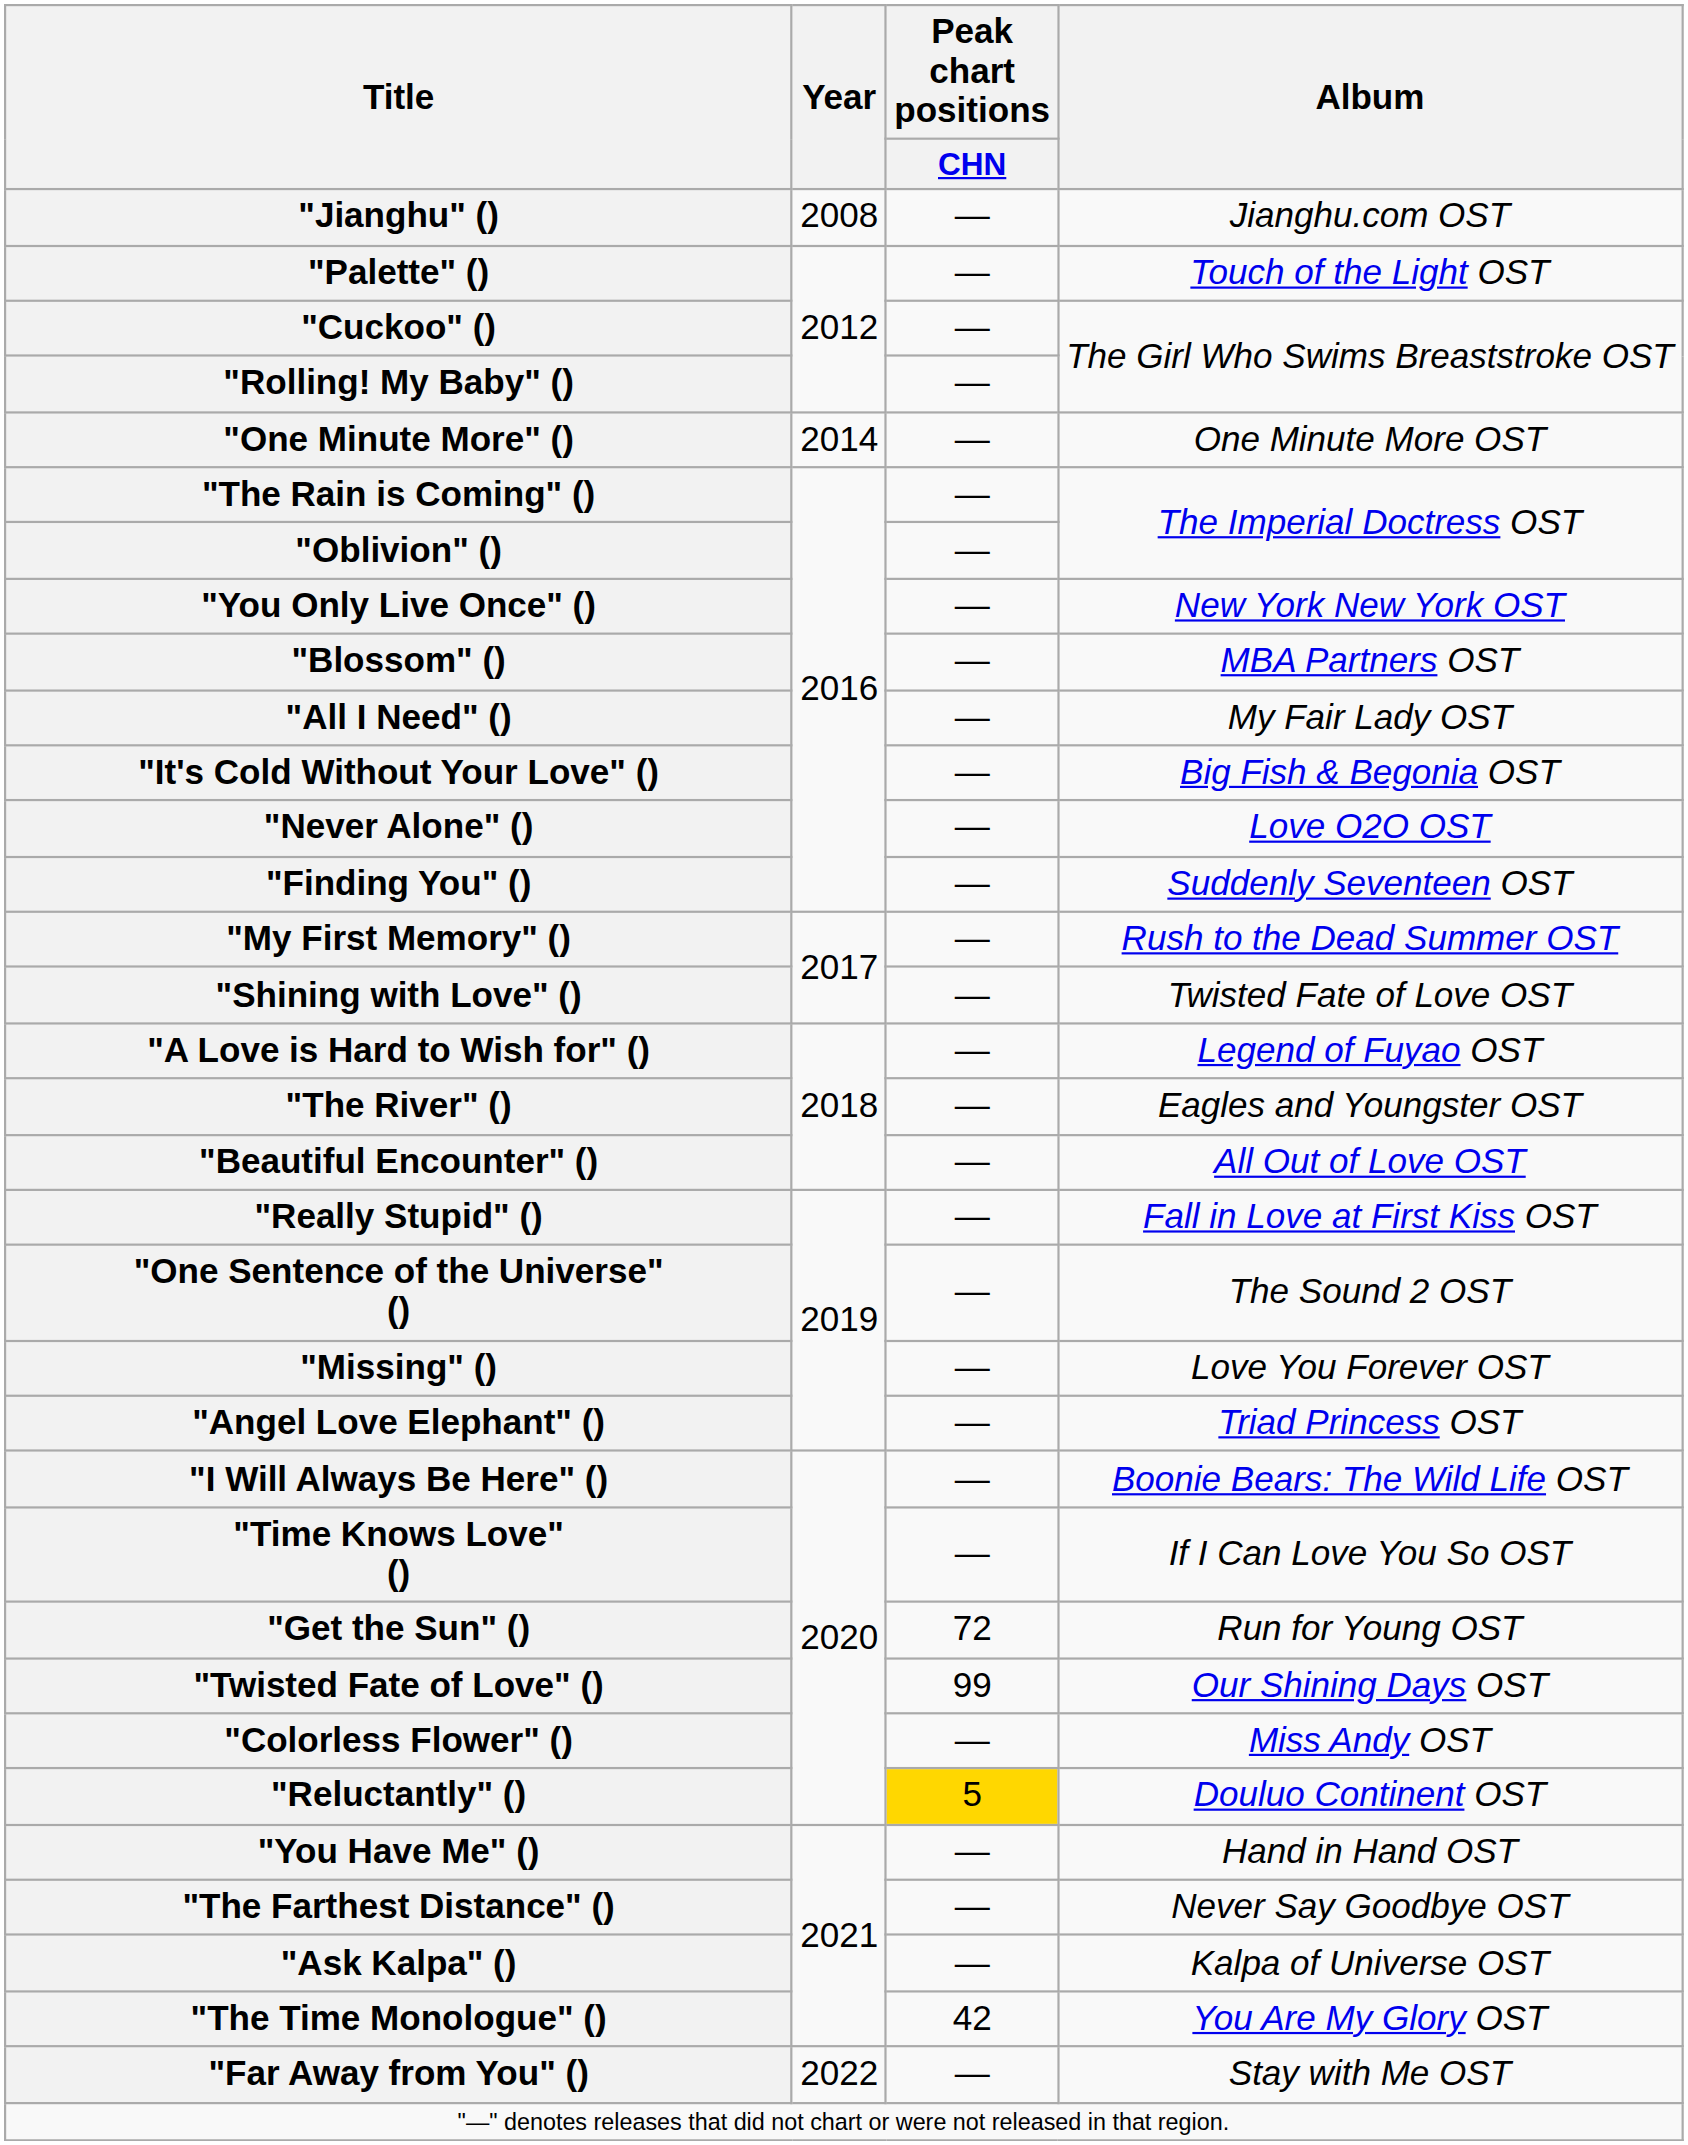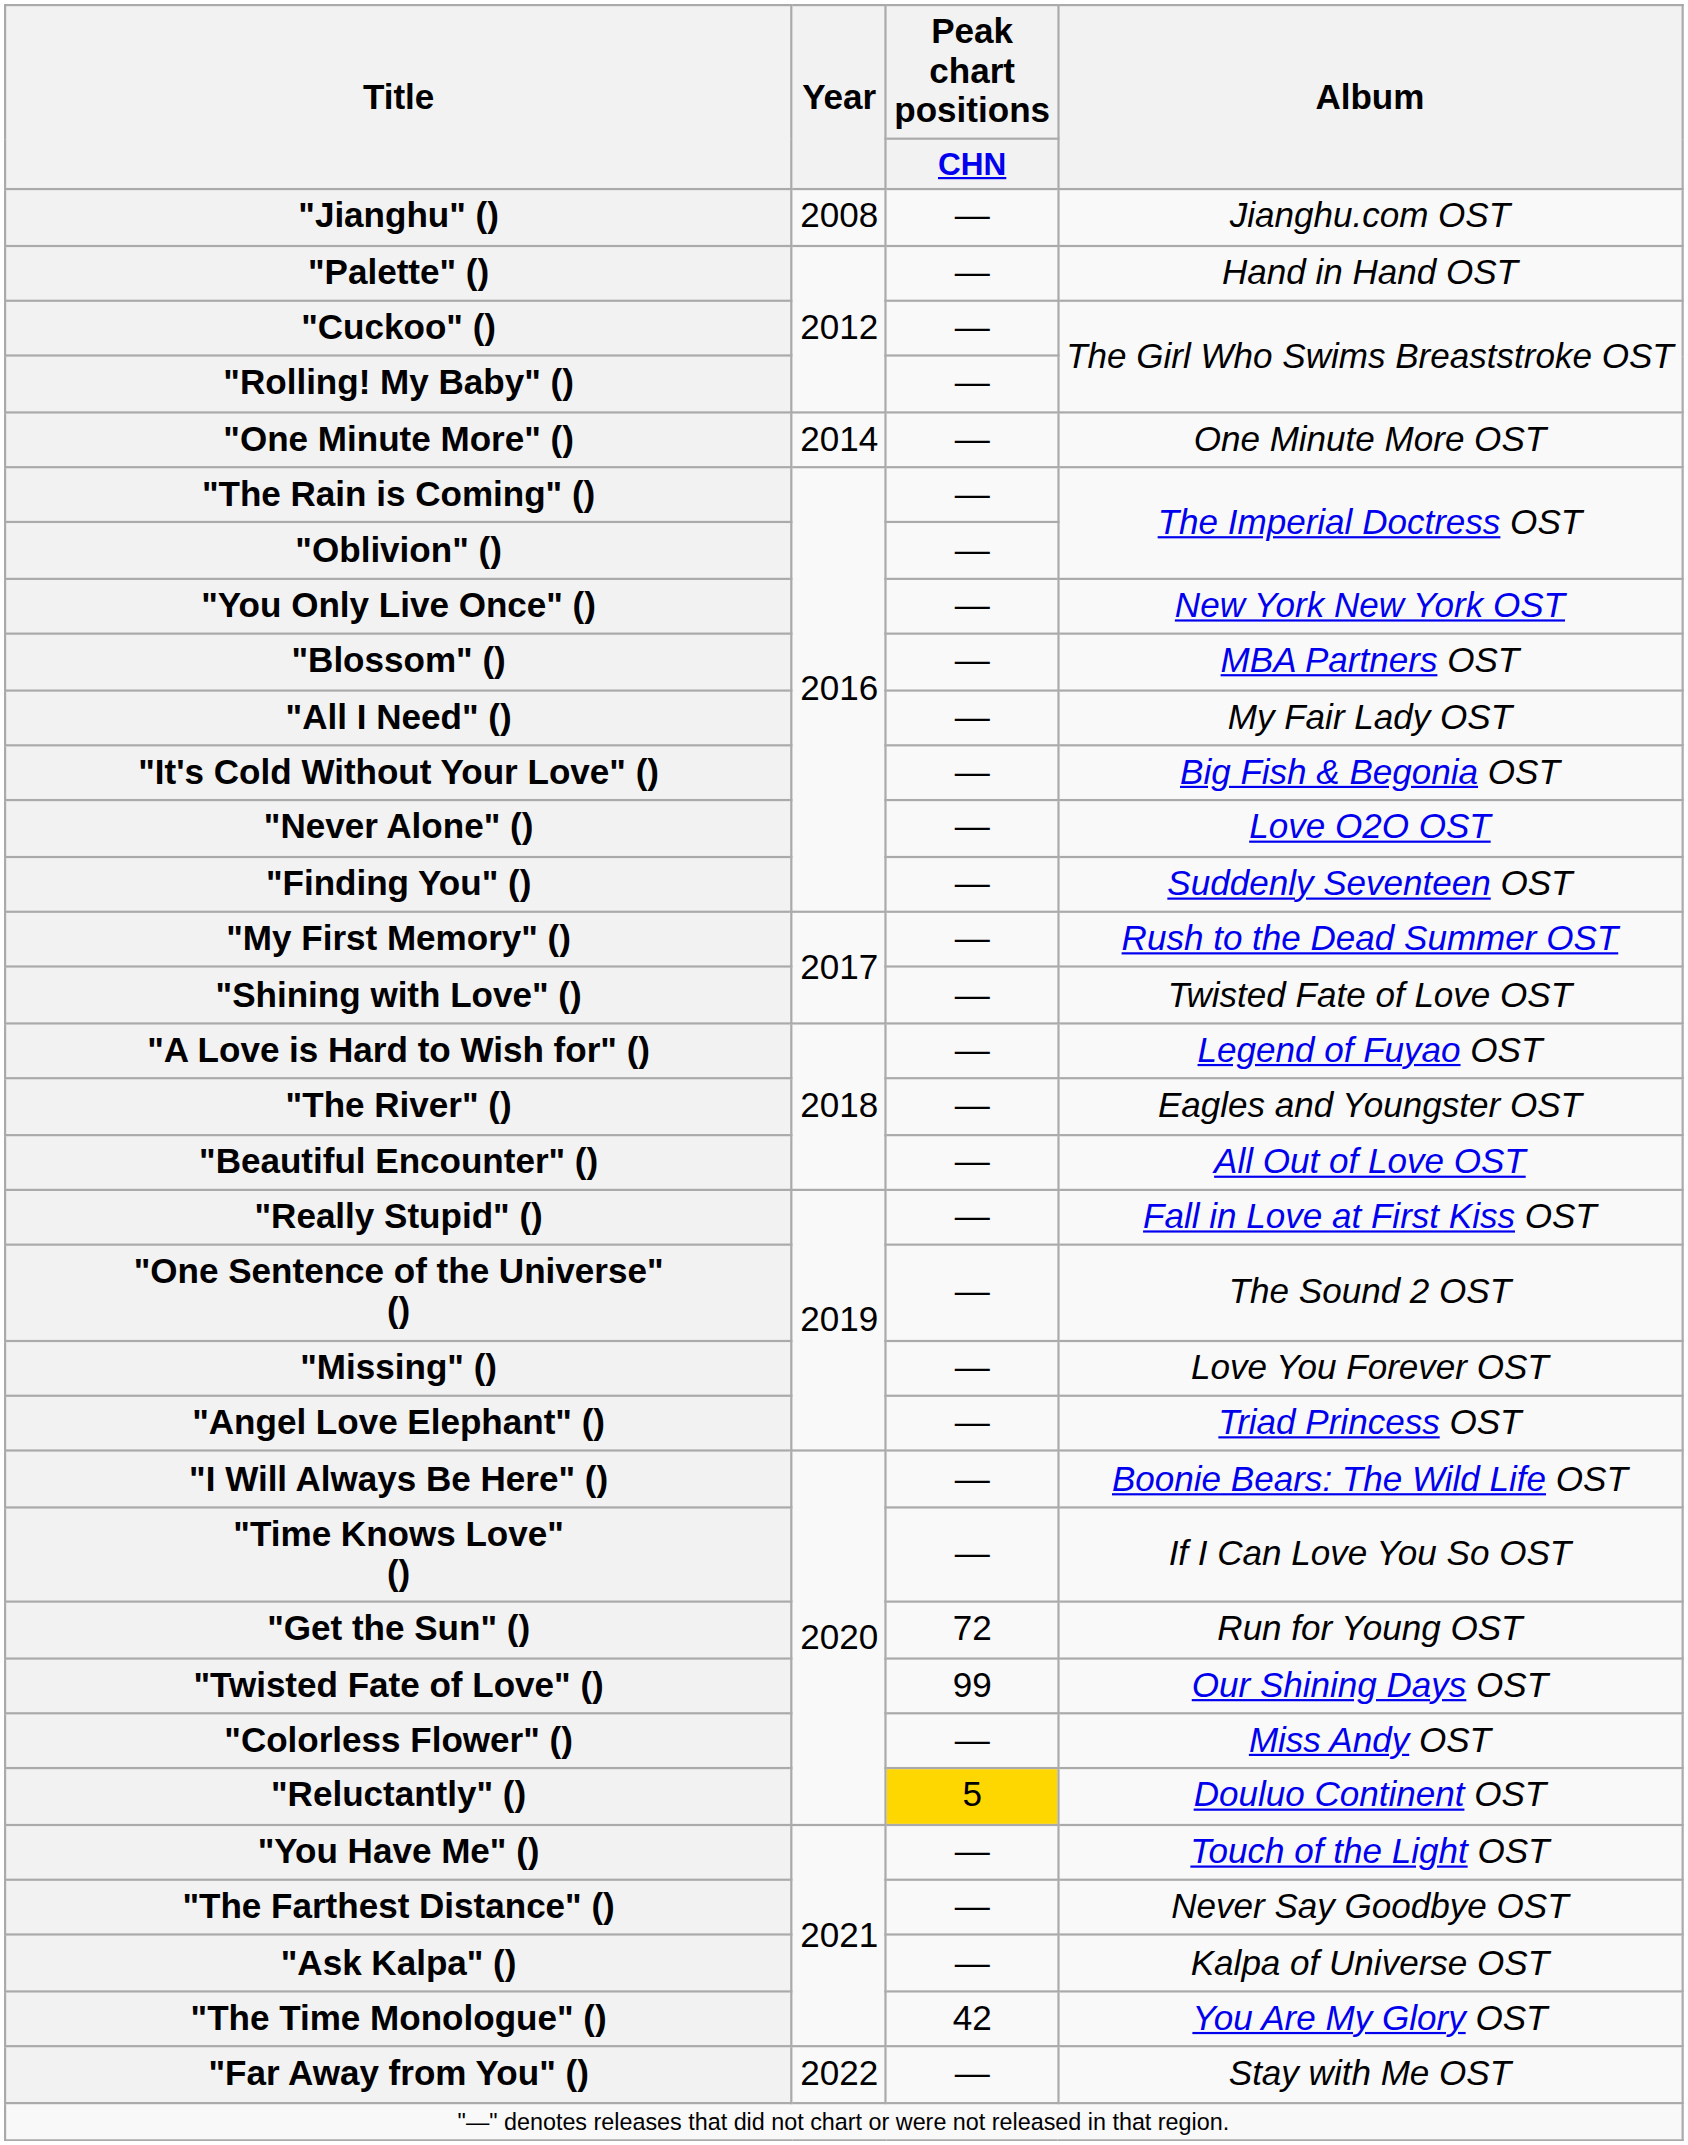(1370, 272) Touch of the Light OST -> (1370, 272) Hand in Hand OST
(1370, 1851) Hand in Hand OST -> (1370, 1851) Touch of the Light OST
